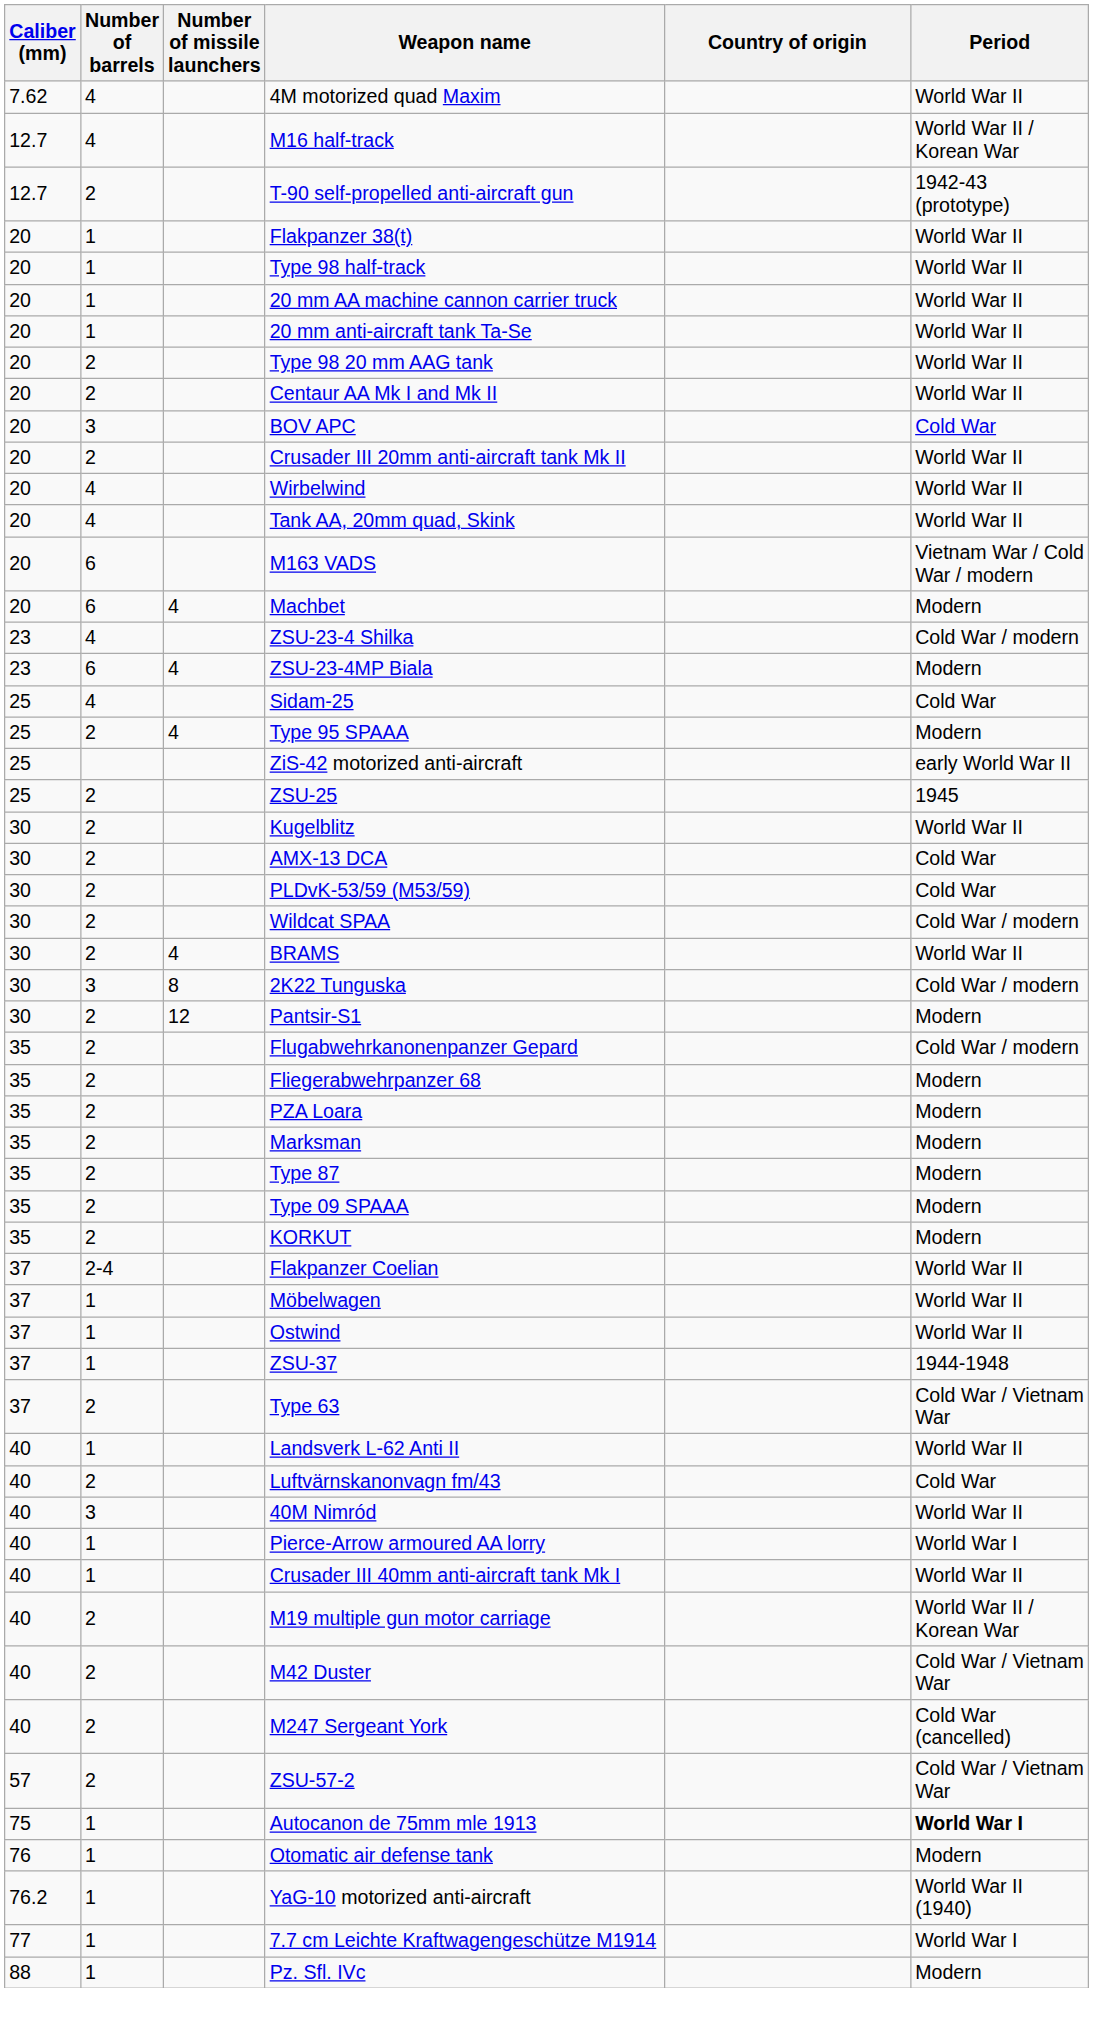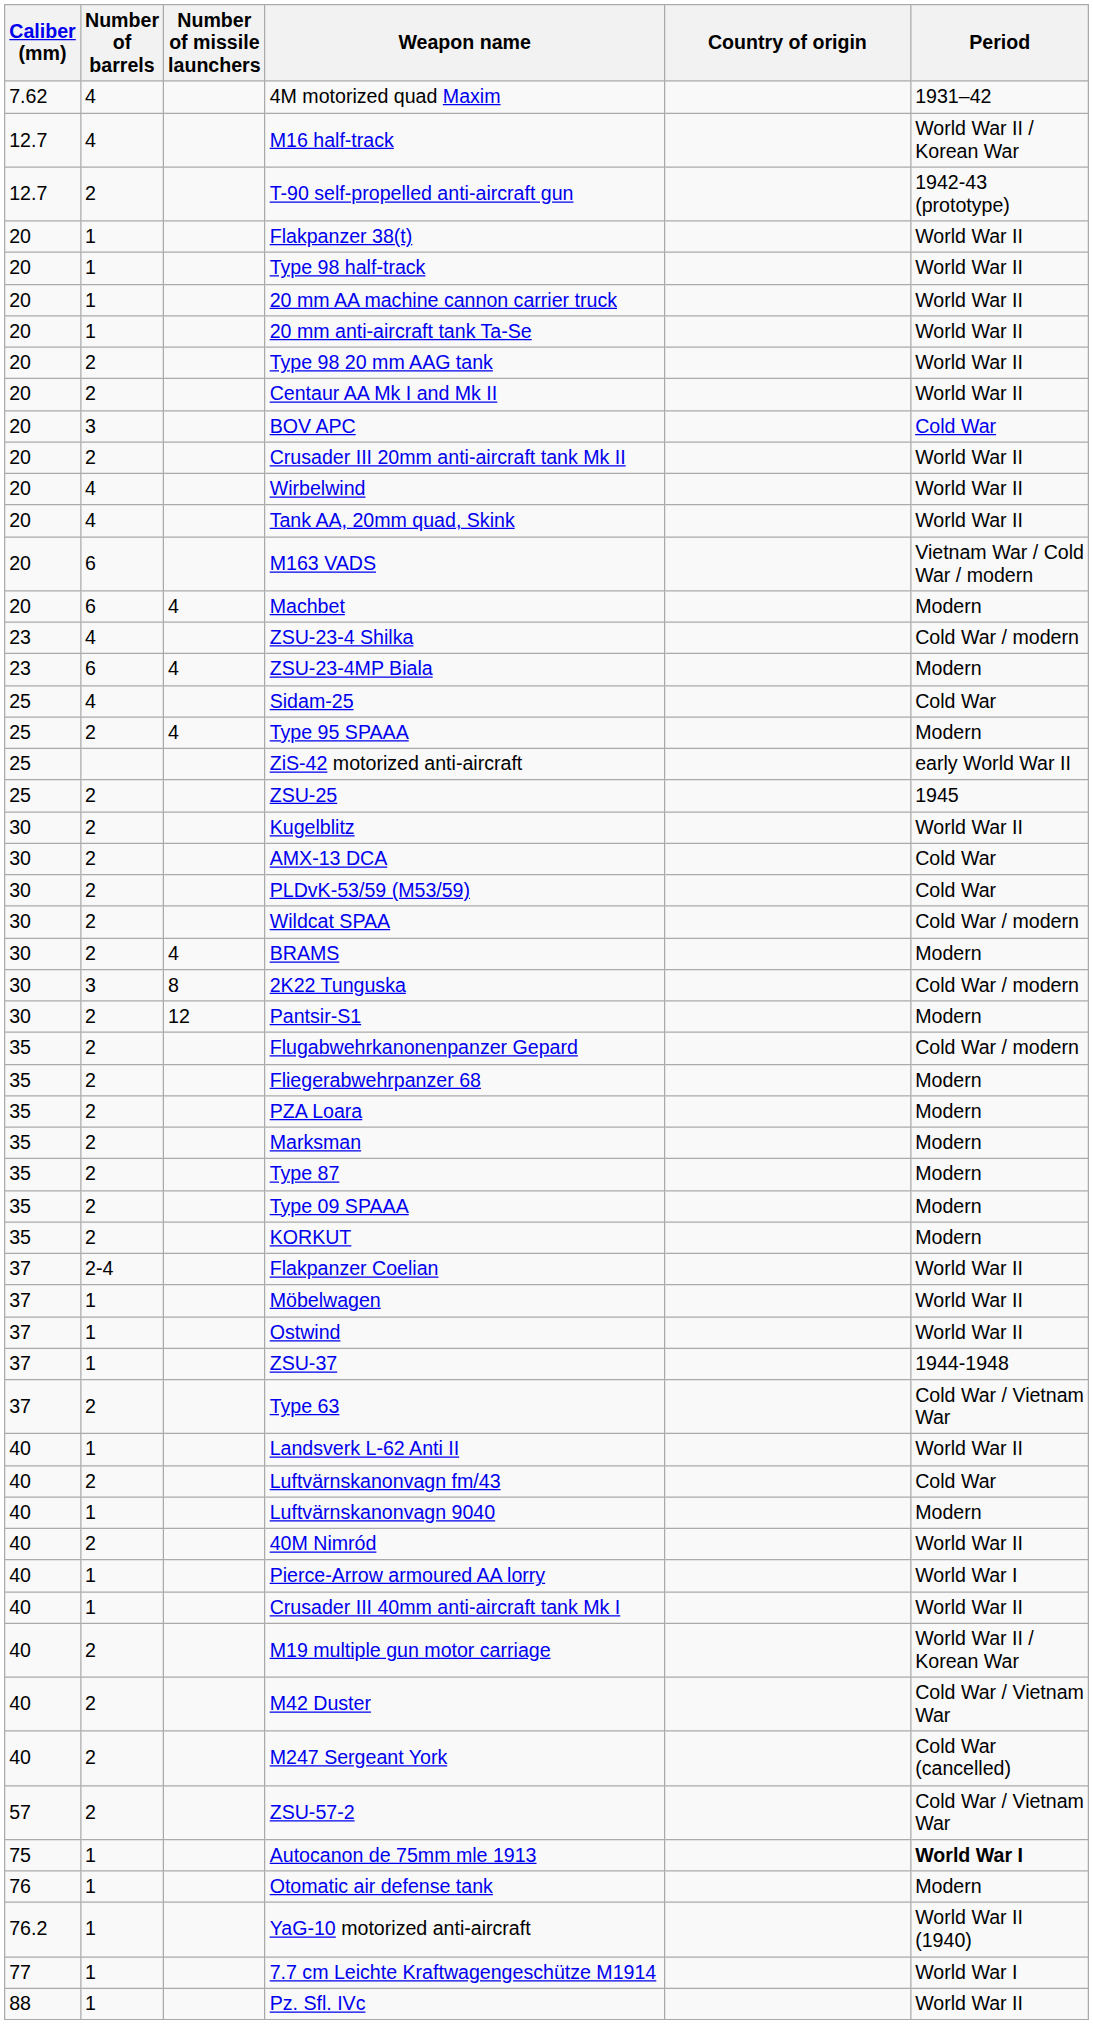(969, 96) World War II -> (953, 96) 1931–42
(969, 953) World War II -> (948, 953) Modern
+ row: (382, 1512)
(90, 1512) 3 -> (90, 1543) 2
(948, 1971) Modern -> (969, 2003) World War II
